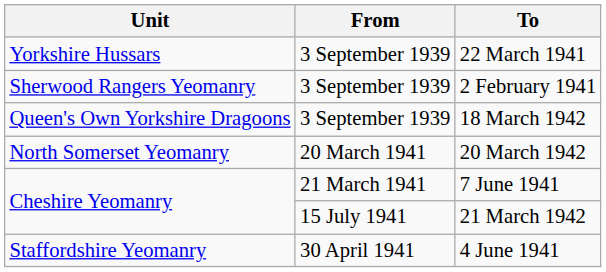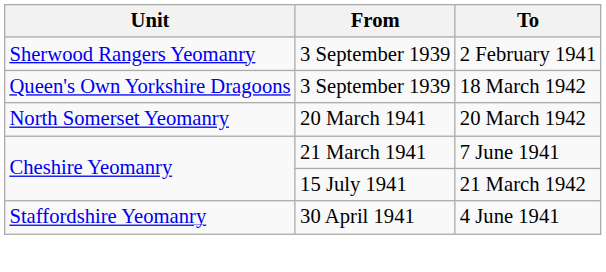- row: (523, 53)
